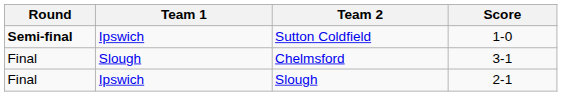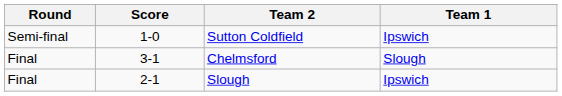columns swapped: (184, 15) <-> (502, 15)
(40, 36) bold -> (38, 36) normal
